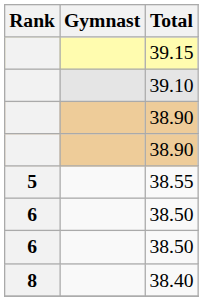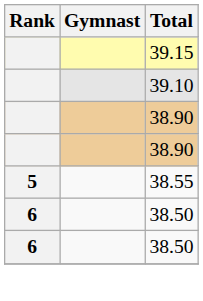- row: (32, 279)
